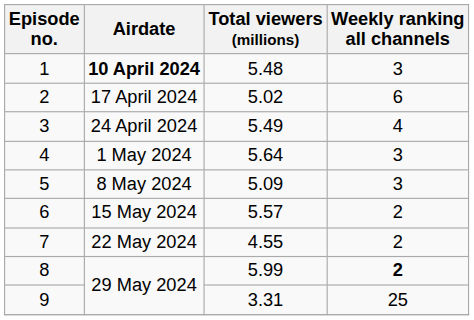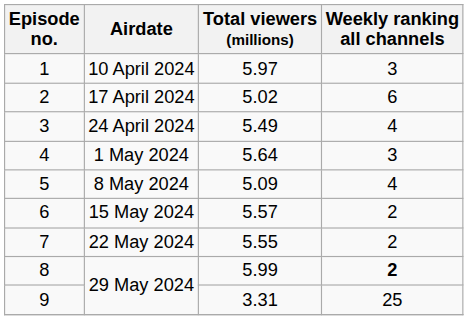(144, 68) bold -> (141, 68) normal
(266, 68) 5.48 -> (260, 68) 5.97
(398, 184) 3 -> (392, 184) 4
(266, 241) 4.55 -> (260, 241) 5.55
